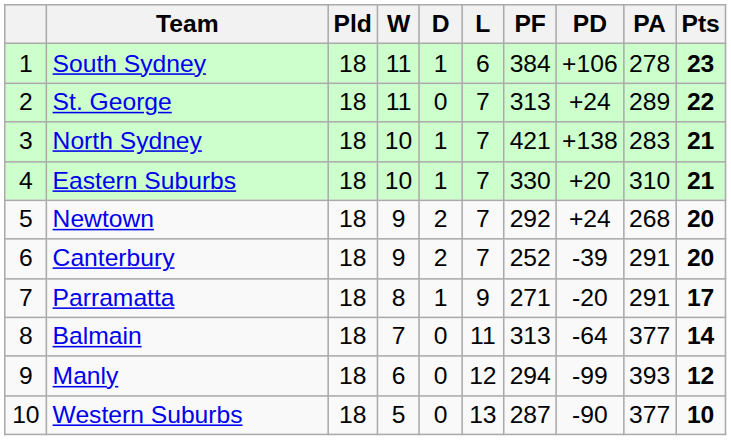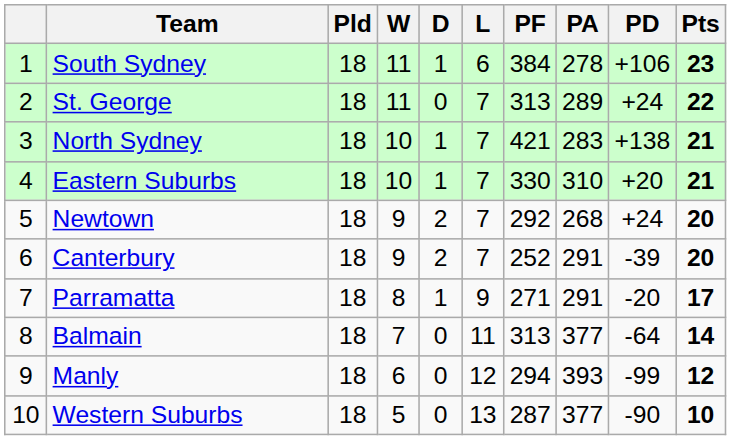columns swapped: (650, 24) <-> (590, 24)
